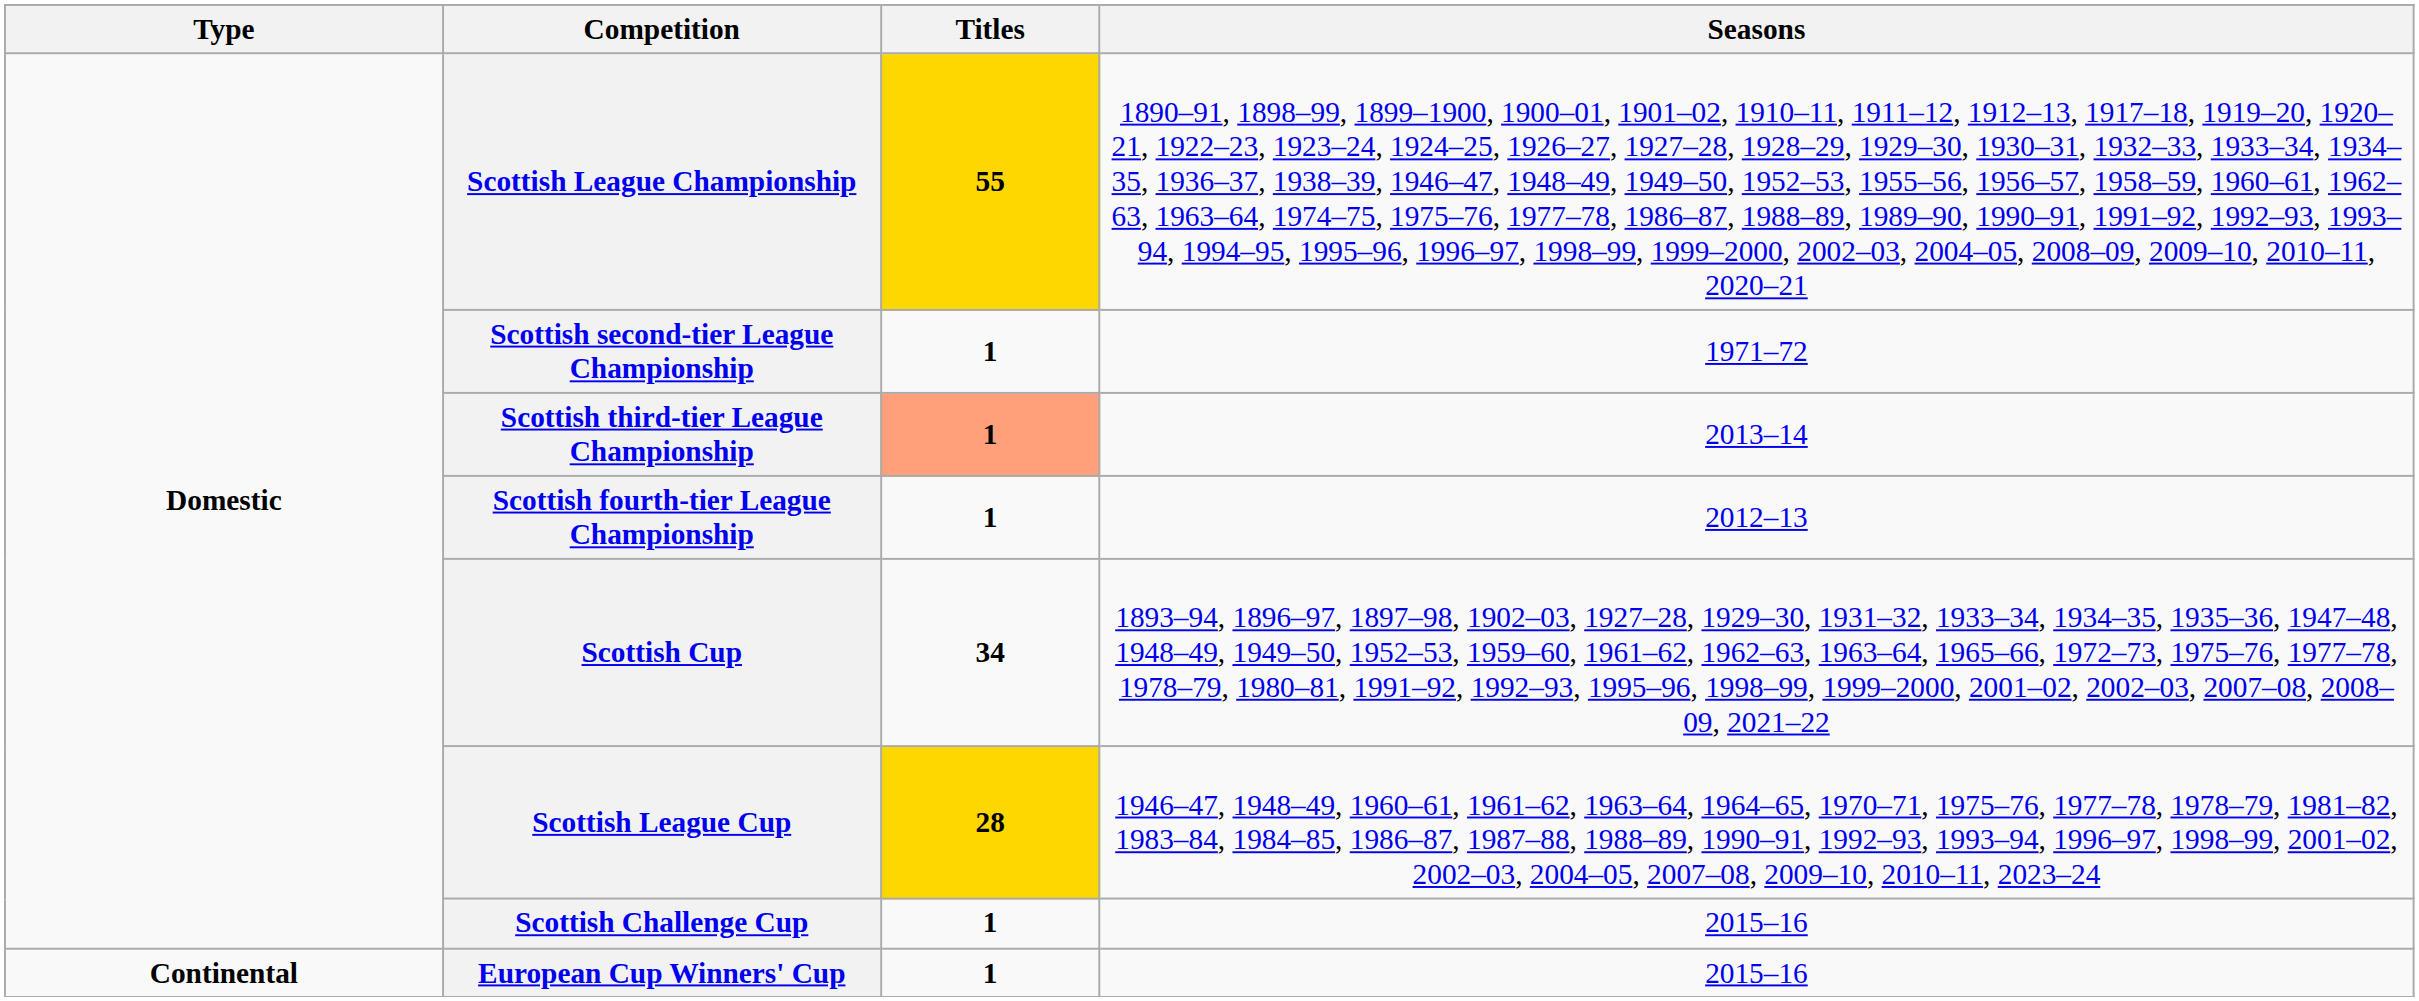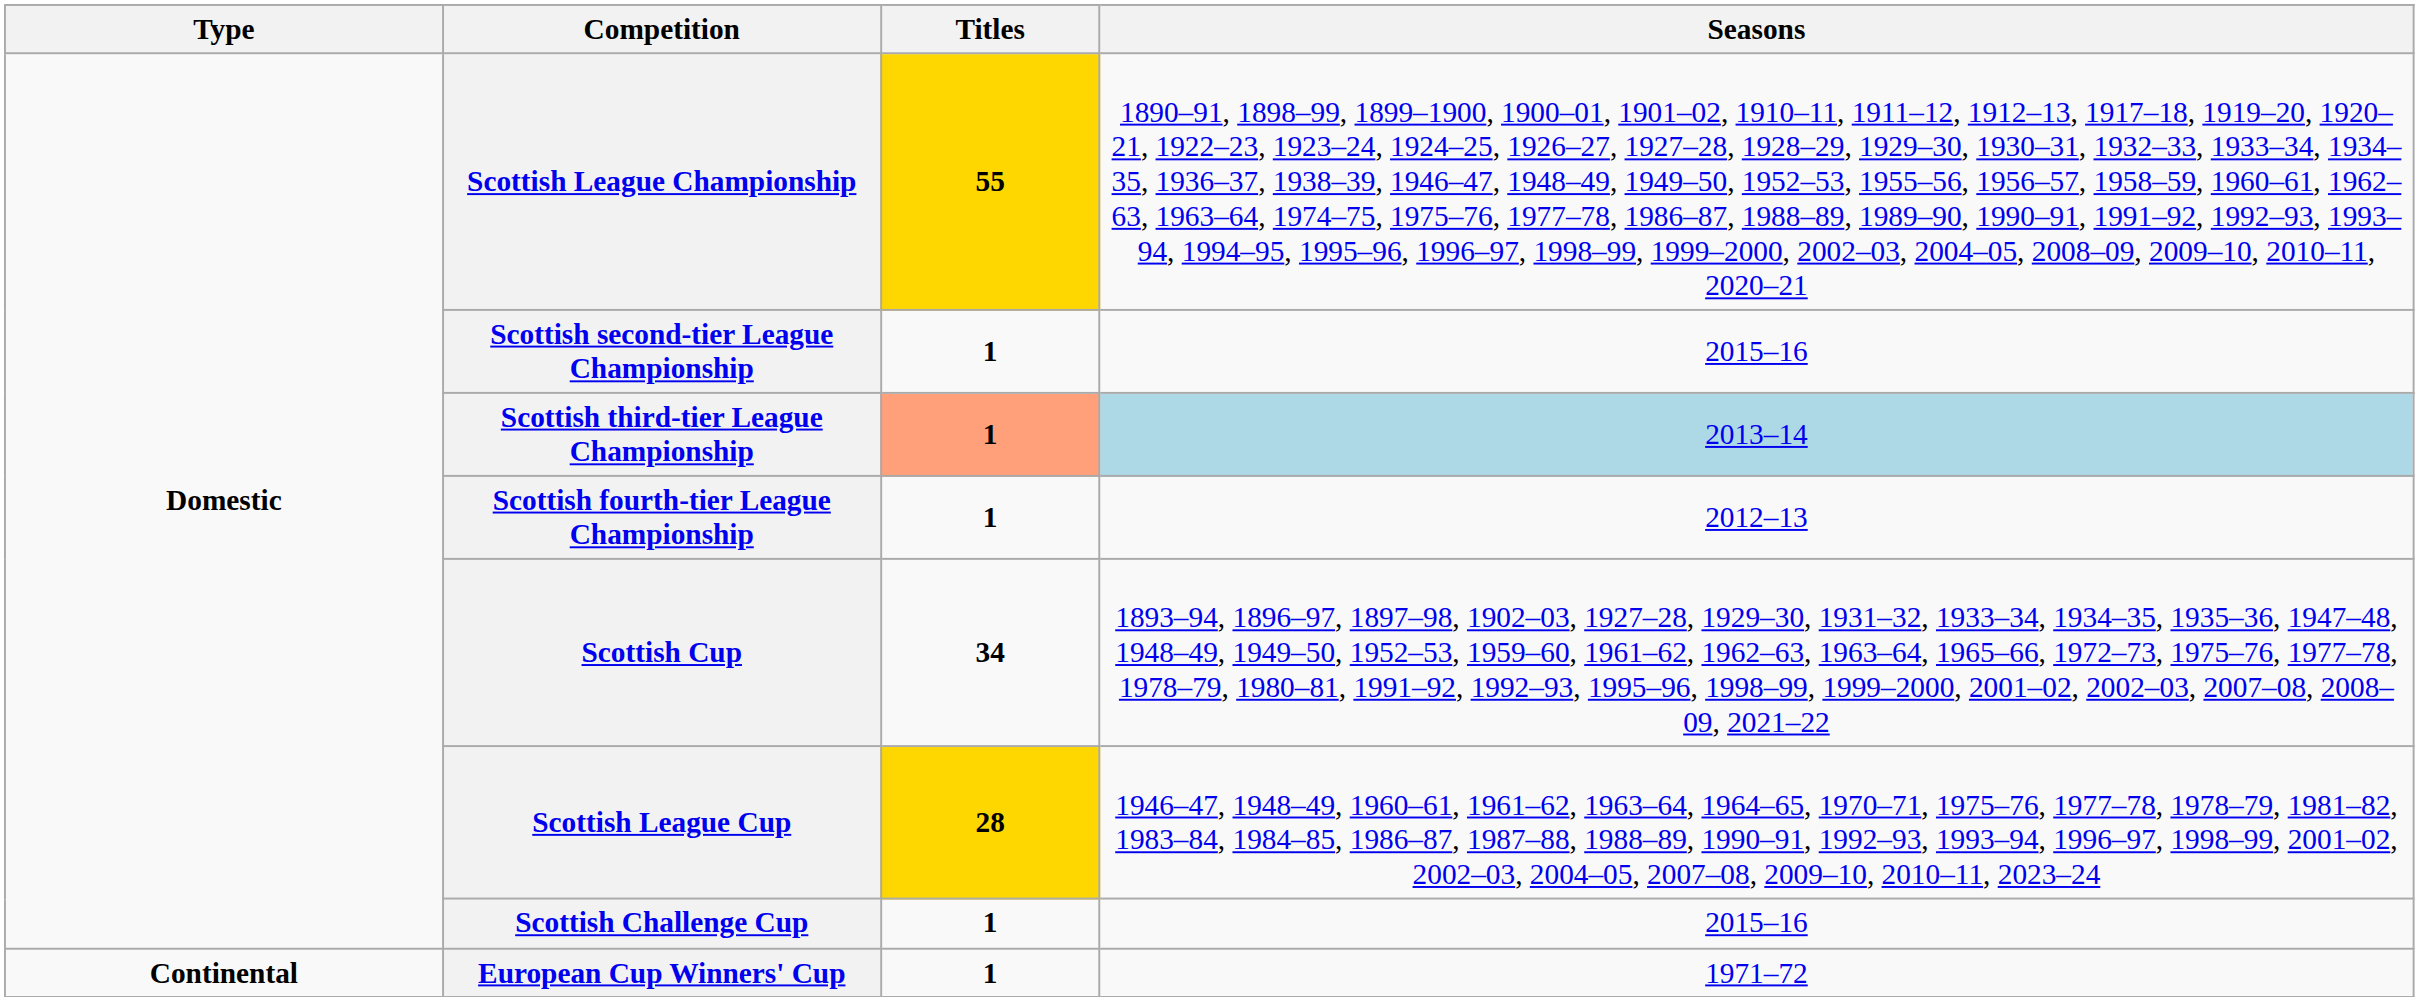(1756, 351) 1971–72 -> (1756, 351) 2015–16
(1756, 434) no background -> (1756, 434) lightblue background
(1756, 971) 2015–16 -> (1756, 971) 1971–72
